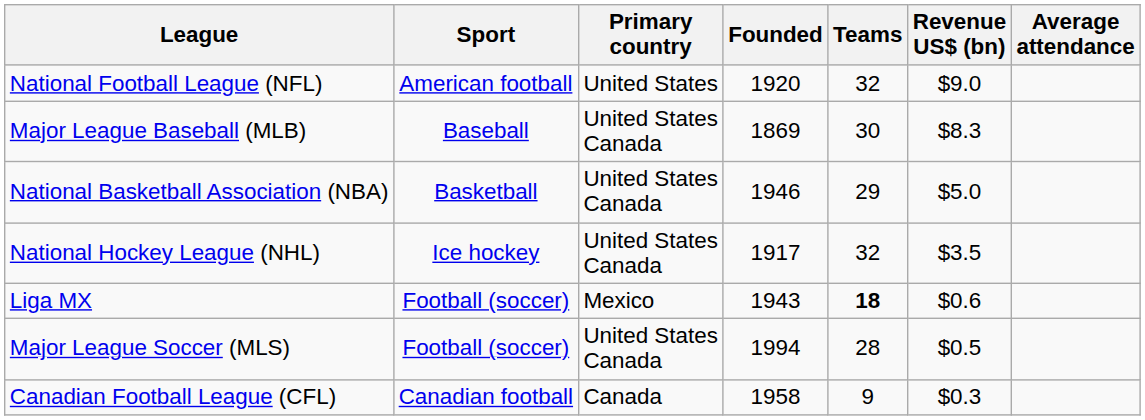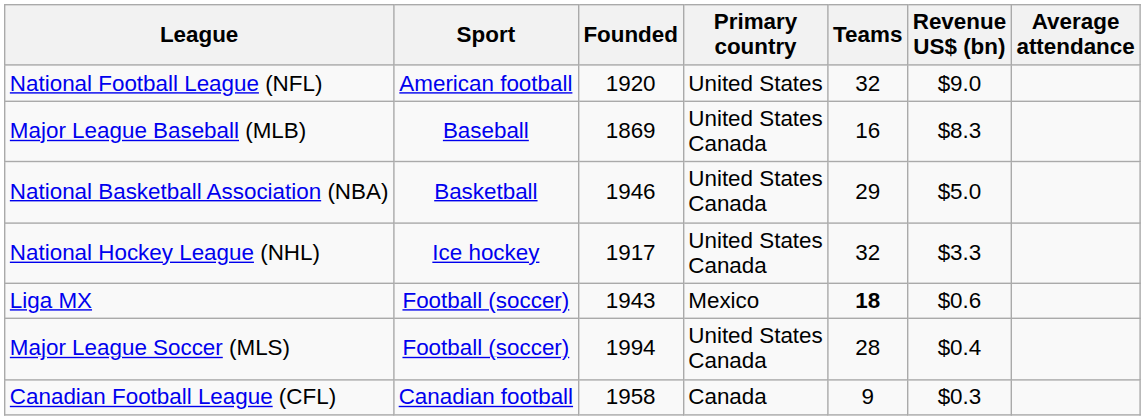columns swapped: (651, 34) <-> (775, 34)
(868, 131) 30 -> (868, 131) 16
(959, 252) $3.5 -> (959, 252) $3.3
(959, 348) $0.5 -> (959, 348) $0.4
